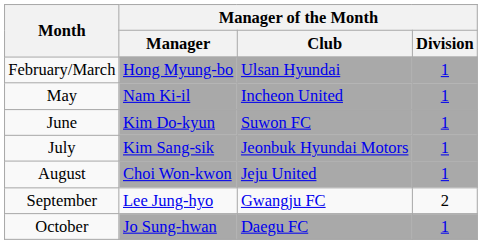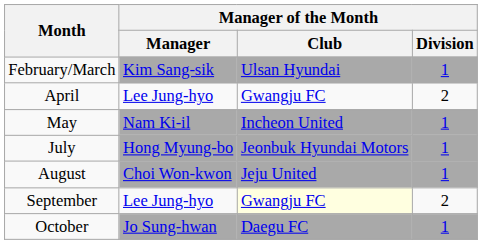(178, 69) Hong Myung-bo -> (169, 69) Kim Sang-sik
+ row: (62, 95)
- row: (62, 122)
(169, 148) Kim Sang-sik -> (178, 148) Hong Myung-bo
(283, 200) no background -> (283, 200) lightyellow background
